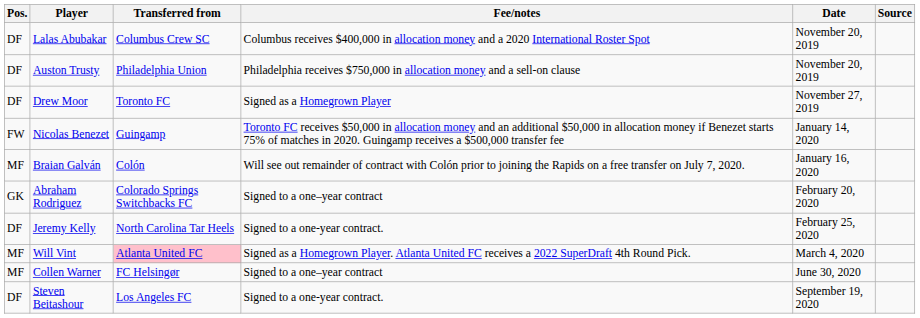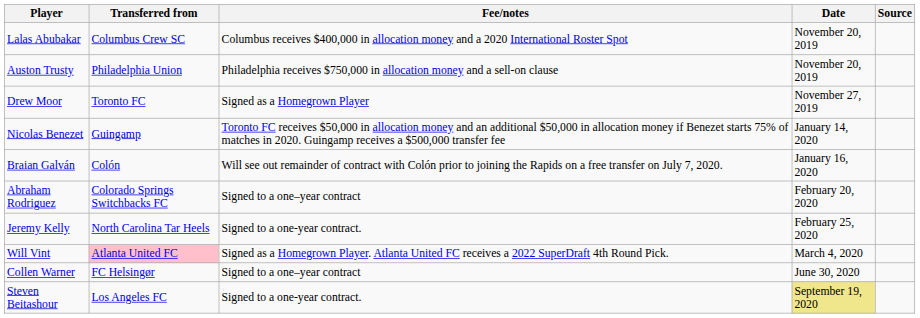- column: (17, 13)
(829, 297) no background -> (828, 297) khaki background
